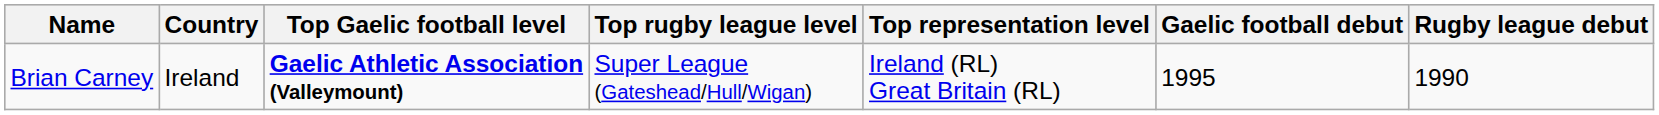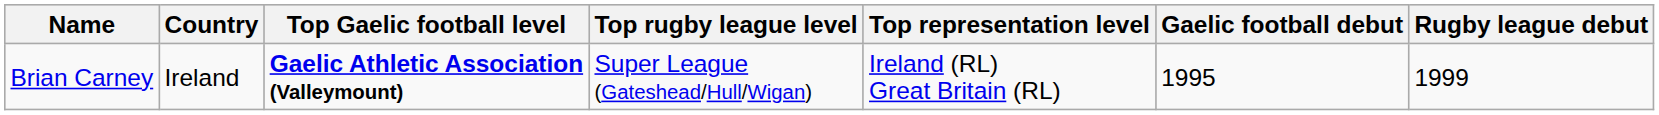(1442, 77) 1990 -> (1442, 77) 1999
